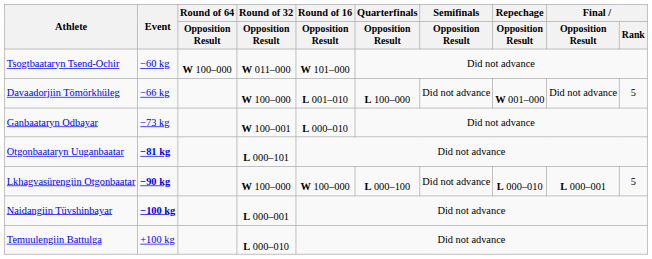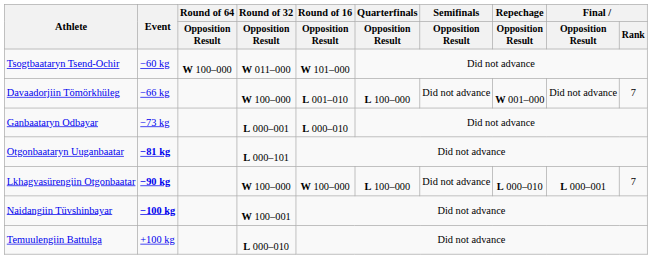(633, 93) 5 -> (633, 93) 7
(266, 129) W 100–001 -> (266, 129) L 000–001
(387, 187) L 000–100 -> (387, 187) L 100–000
(633, 181) 5 -> (633, 181) 7
(266, 217) L 000–001 -> (266, 217) W 100–001
